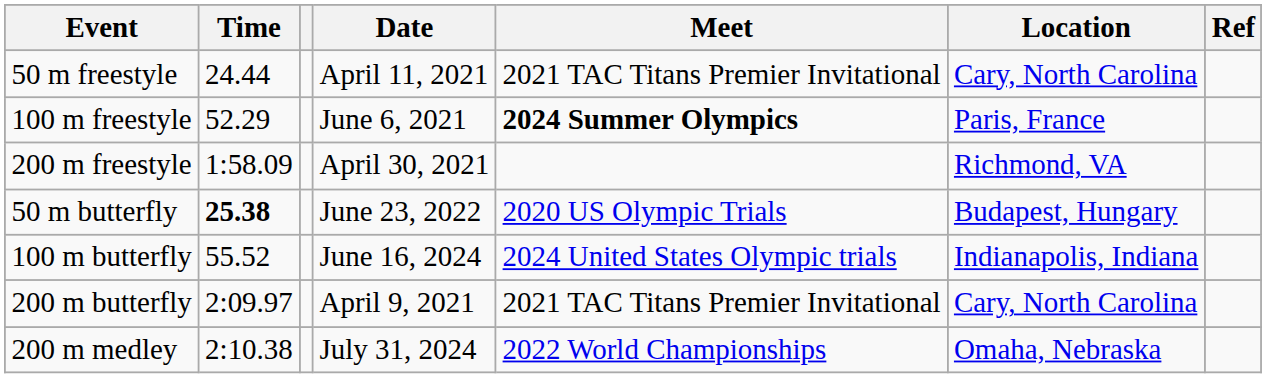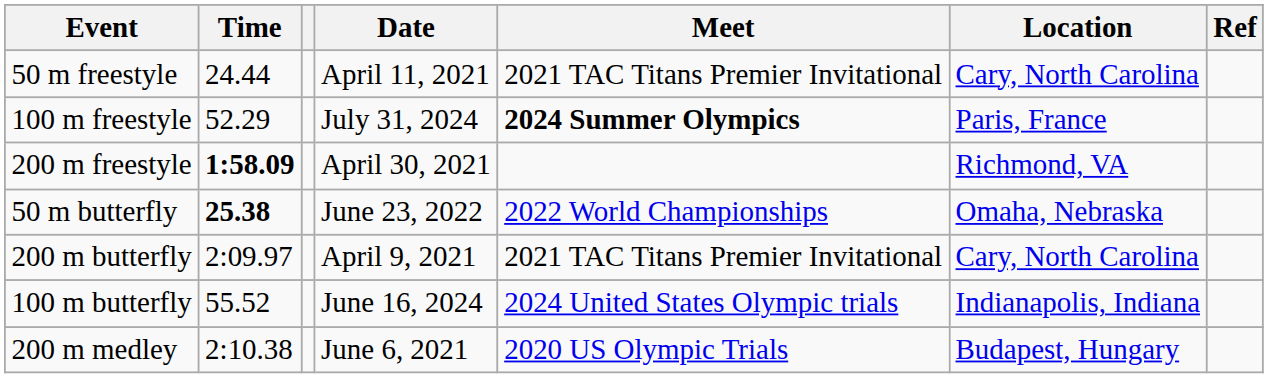(393, 119) June 6, 2021 -> (400, 119) July 31, 2024
(249, 165) normal -> (250, 165) bold
(645, 211) 2020 US Olympic Trials -> (666, 211) 2022 World Championships
(1066, 211) Budapest, Hungary -> (1059, 211) Omaha, Nebraska
rows swapped: (102, 257) <-> (102, 303)
(398, 348) July 31, 2024 -> (395, 348) June 6, 2021
(664, 348) 2022 World Championships -> (646, 348) 2020 US Olympic Trials
(1058, 348) Omaha, Nebraska -> (1067, 348) Budapest, Hungary
